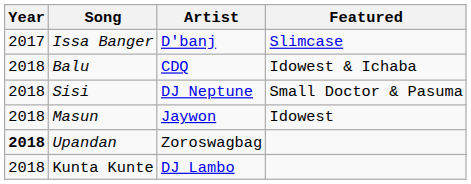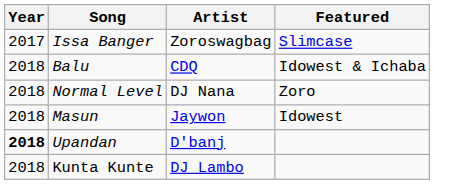(189, 42) D'banj -> (221, 42) Zoroswagbag
+ row: (108, 92)
- row: (71, 92)
(212, 142) Zoroswagbag -> (198, 142) D'banj
